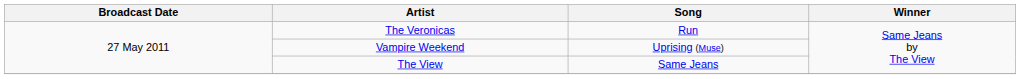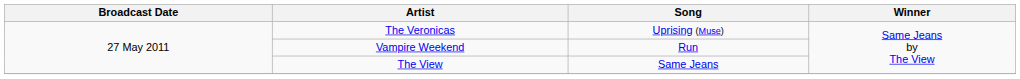(688, 30) Run -> (688, 30) Uprising (Muse)
(688, 47) Uprising (Muse) -> (688, 47) Run
